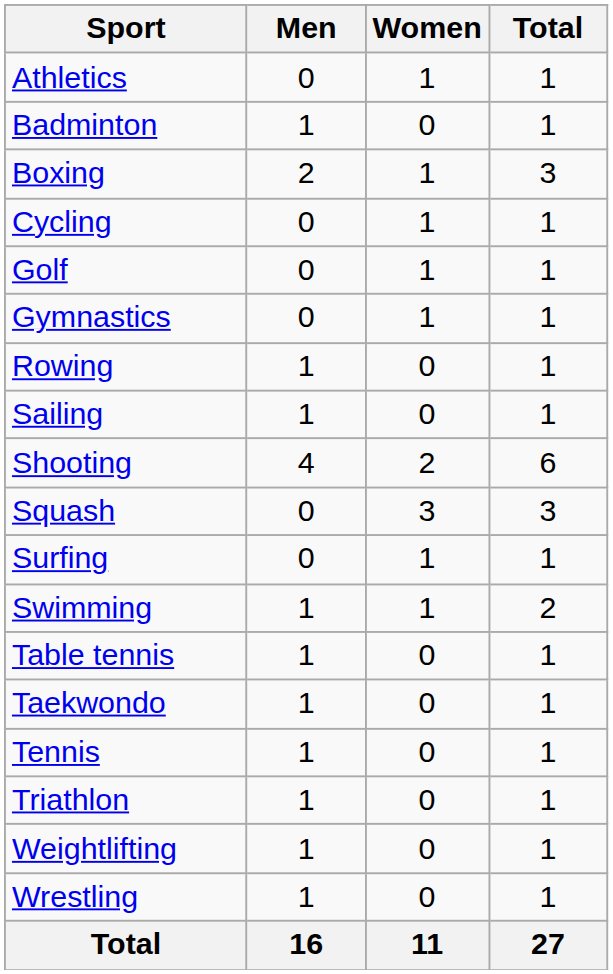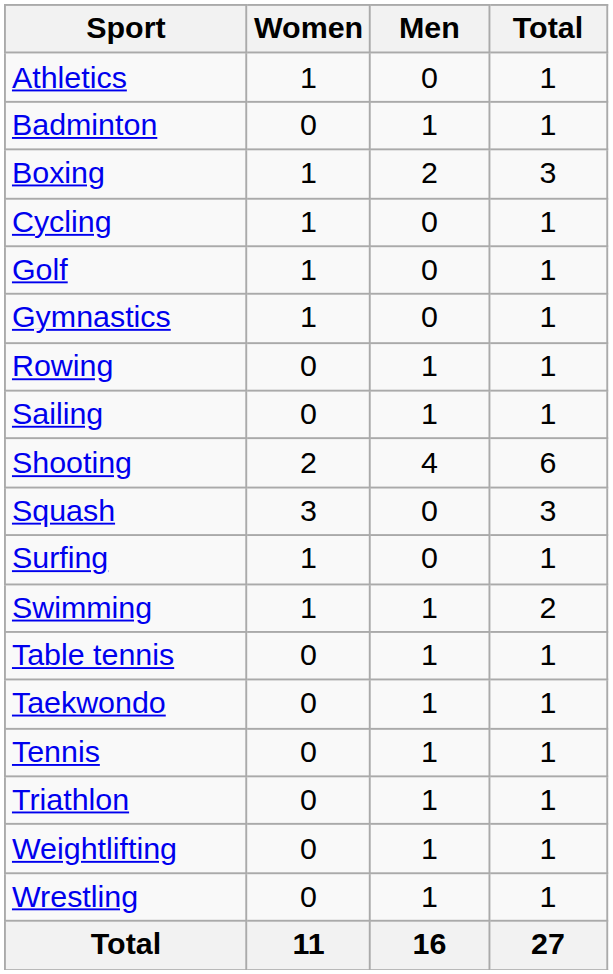columns swapped: (306, 28) <-> (427, 28)
